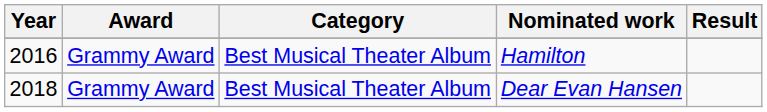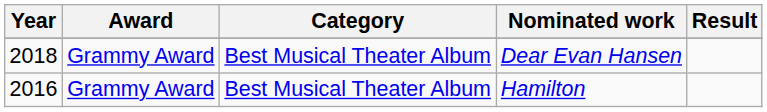rows swapped: (543, 55) <-> (591, 89)
